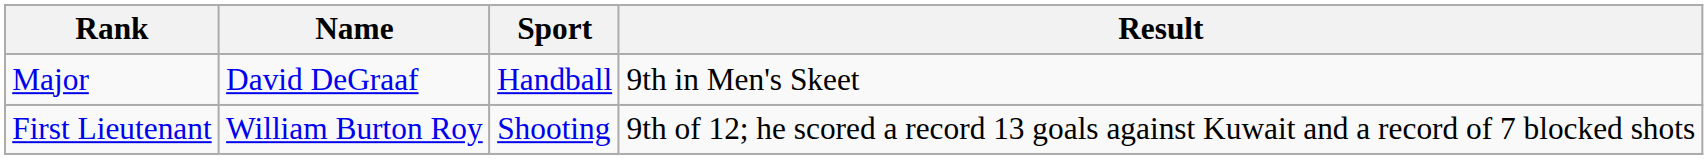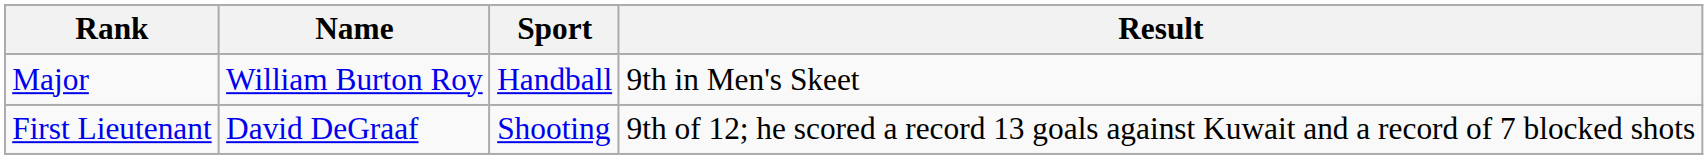(322, 79) David DeGraaf -> (354, 79) William Burton Roy
(354, 128) William Burton Roy -> (322, 128) David DeGraaf
